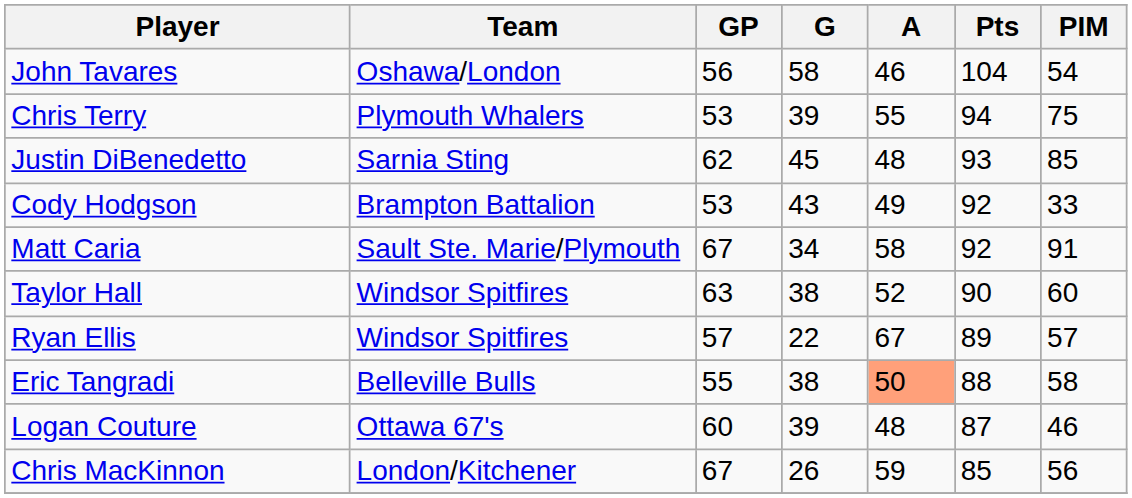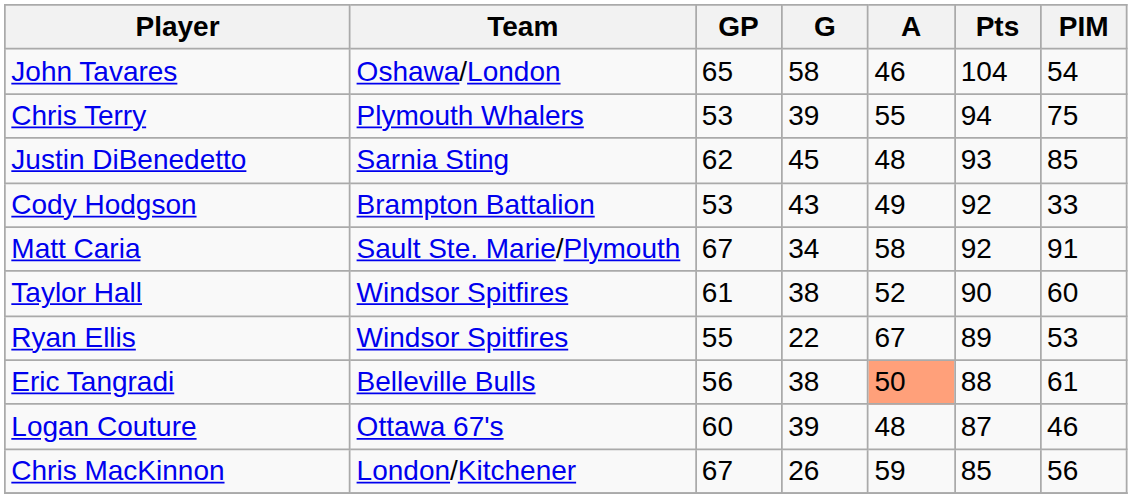(717, 71) 56 -> (717, 71) 65
(717, 293) 63 -> (717, 293) 61
(717, 337) 57 -> (717, 337) 55
(1063, 337) 57 -> (1063, 337) 53
(717, 381) 55 -> (717, 381) 56
(1063, 381) 58 -> (1063, 381) 61
